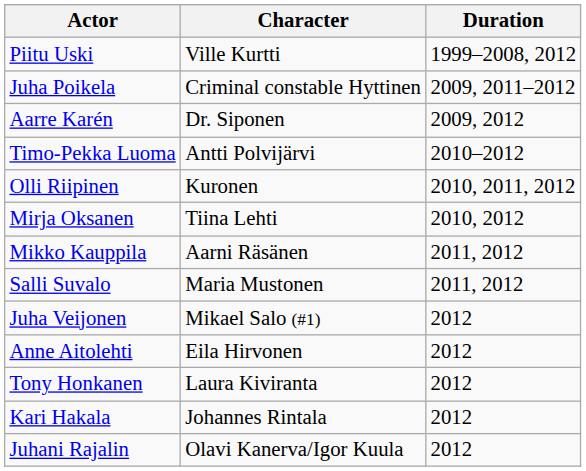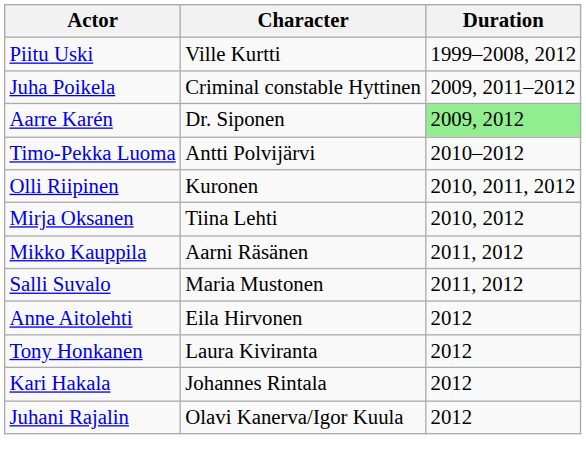(477, 119) no background -> (477, 119) lightgreen background
- row: (68, 317)
